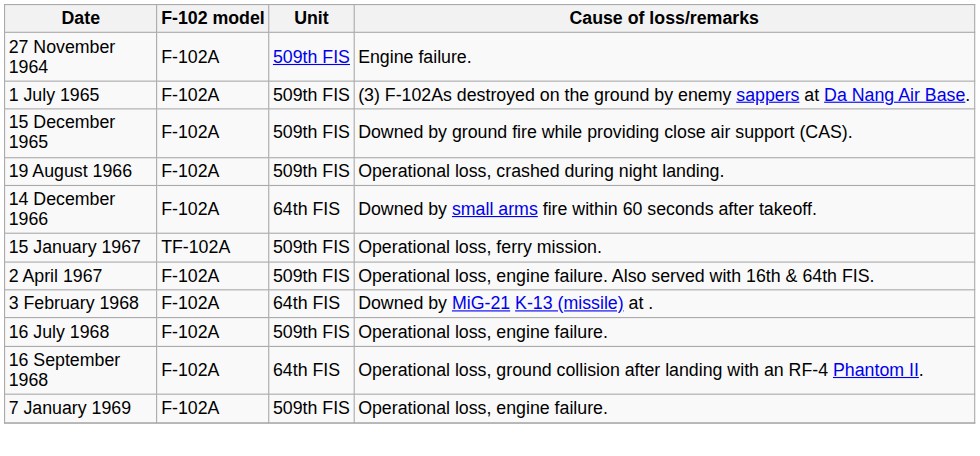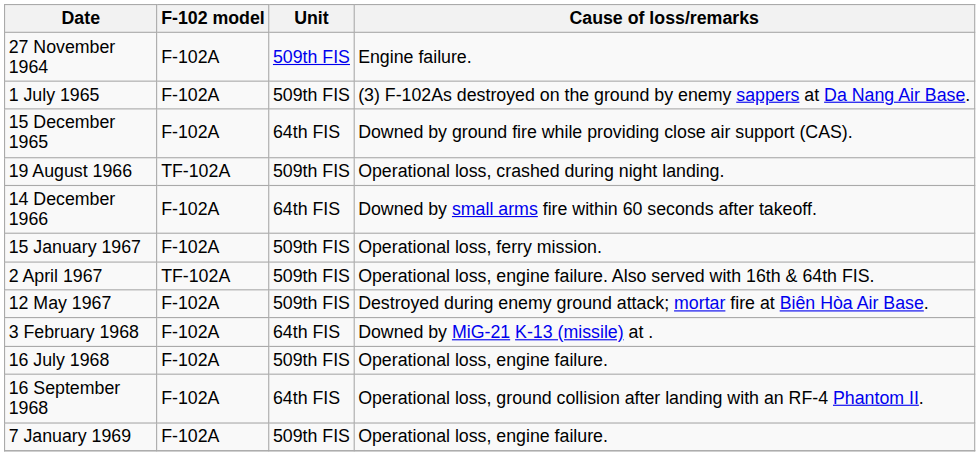(311, 133) 509th FIS -> (307, 133) 64th FIS
(190, 171) F-102A -> (196, 171) TF-102A
(196, 247) TF-102A -> (190, 247) F-102A
(190, 275) F-102A -> (196, 275) TF-102A
+ row: (60, 303)
